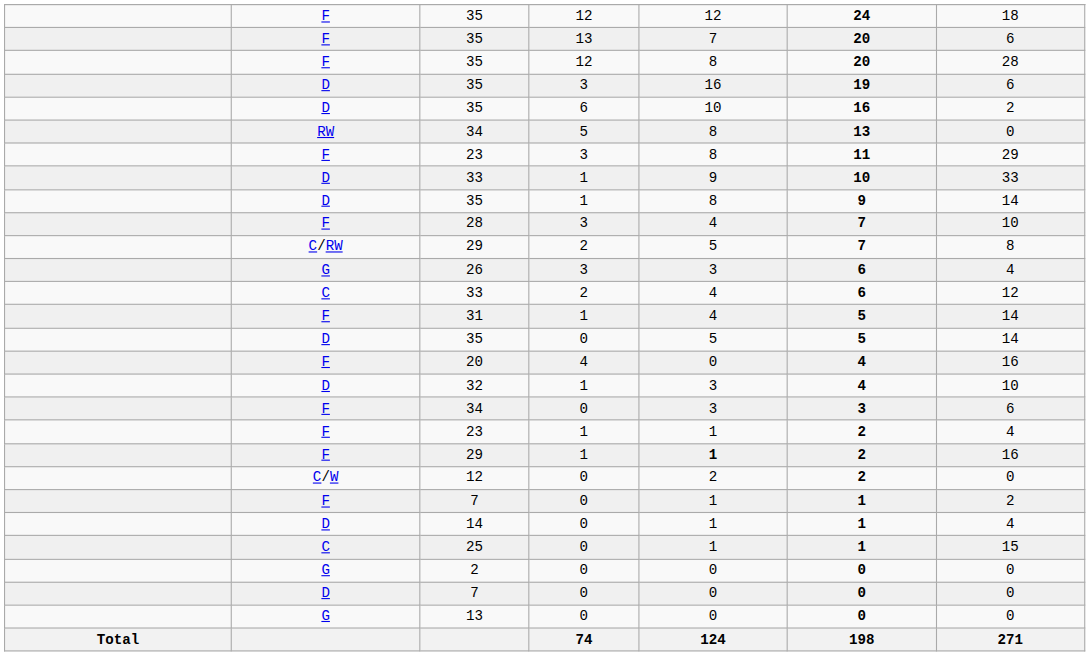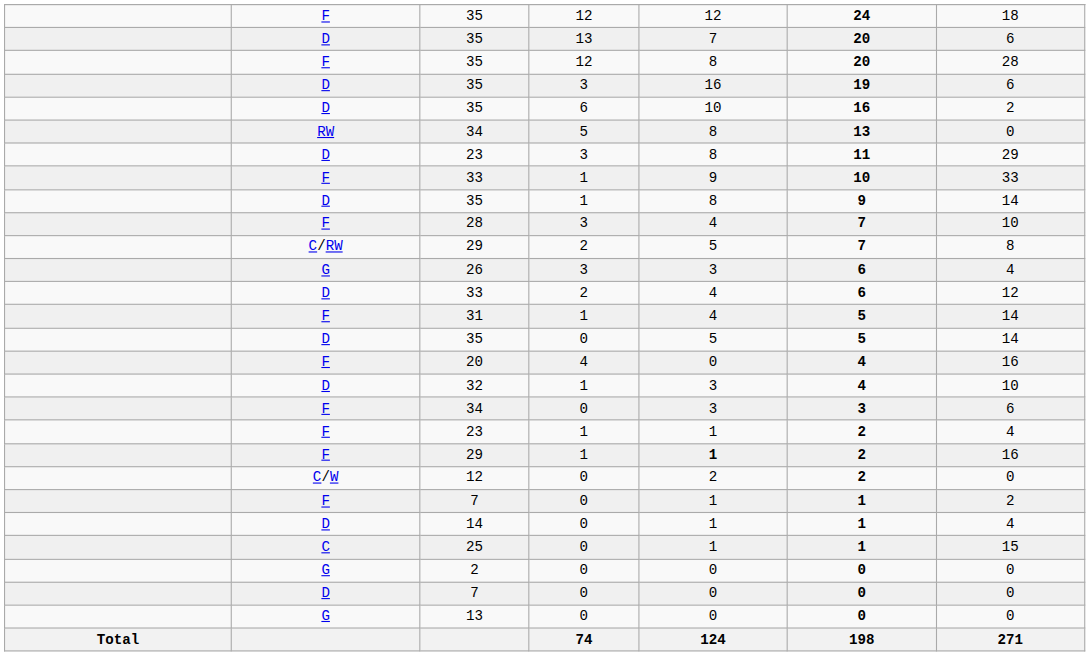(326, 39) F -> (326, 39) D
(326, 155) F -> (326, 155) D
(326, 178) D -> (326, 178) F
(326, 293) C -> (326, 293) D
